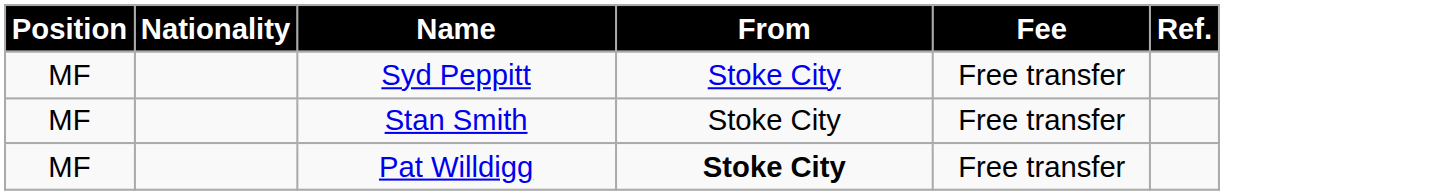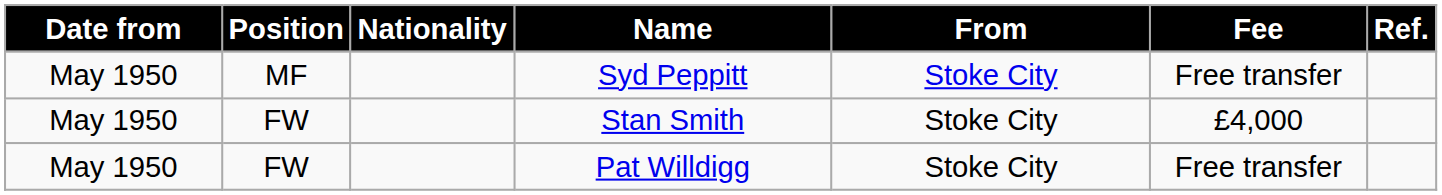+ column: (113, 28)
(69, 121) MF -> (286, 121) FW
(1042, 121) Free transfer -> (1258, 121) £4,000
(69, 167) MF -> (286, 167) FW
(774, 167) bold -> (991, 167) normal
